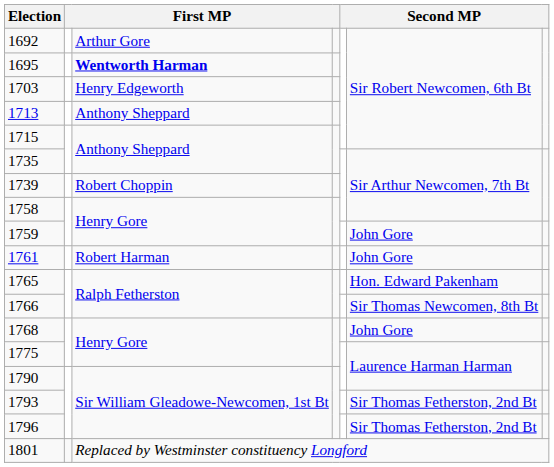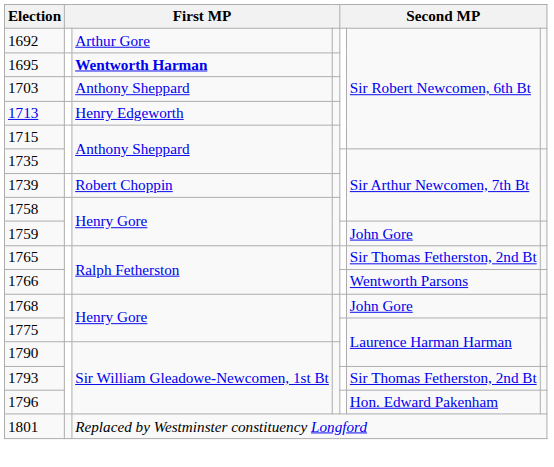(129, 88) Henry Edgeworth -> (132, 88) Anthony Sheppard
(132, 112) Anthony Sheppard -> (129, 112) Henry Edgeworth
- row: (23, 257)
(424, 281) Hon. Edward Pakenham -> (443, 257) Sir Thomas Fetherston, 2nd Bt
(444, 305) Sir Thomas Newcomen, 8th Bt -> (409, 281) Wentworth Parsons
(443, 426) Sir Thomas Fetherston, 2nd Bt -> (424, 402) Hon. Edward Pakenham
